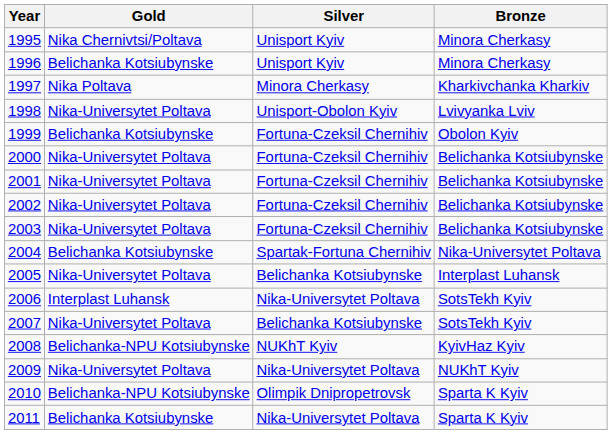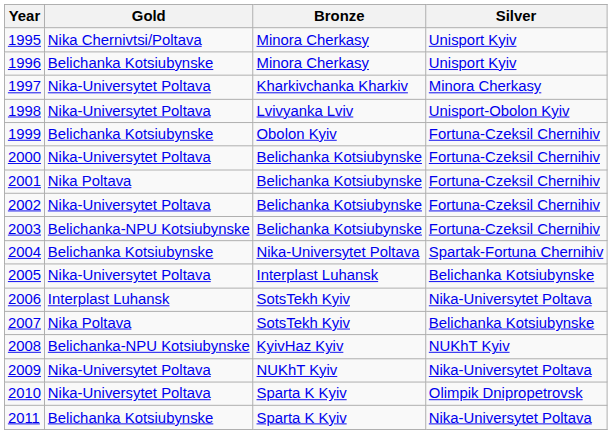columns swapped: (344, 16) <-> (521, 16)
(90, 87) Nika Poltava -> (129, 87) Nika-Universytet Poltava
(129, 181) Nika-Universytet Poltava -> (90, 181) Nika Poltava
(129, 228) Nika-Universytet Poltava -> (149, 228) Belichanka-NPU Kotsiubynske
(129, 323) Nika-Universytet Poltava -> (90, 323) Nika Poltava
(149, 393) Belichanka-NPU Kotsiubynske -> (129, 393) Nika-Universytet Poltava
